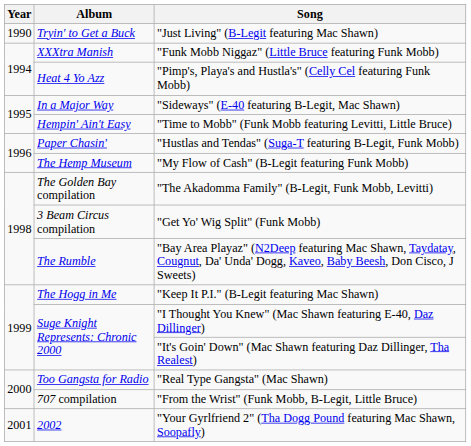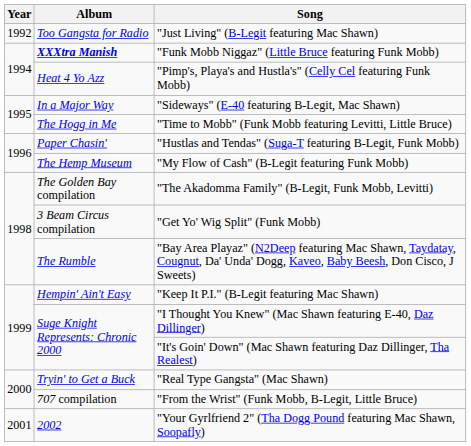(19, 33) 1990 -> (19, 33) 1992
(86, 33) Tryin' to Get a Buck -> (93, 33) Too Gangsta for Radio
(75, 52) normal -> (77, 52) bold
(84, 124) Hempin' Ain't Easy -> (77, 124) The Hogg in Me
(77, 294) The Hogg in Me -> (84, 294) Hempin' Ain't Easy
(93, 379) Too Gangsta for Radio -> (86, 379) Tryin' to Get a Buck
